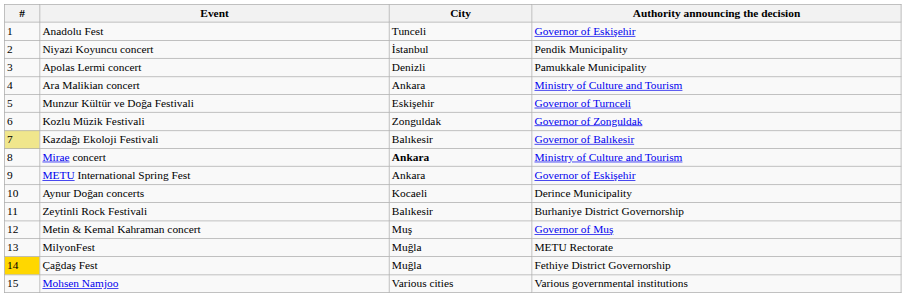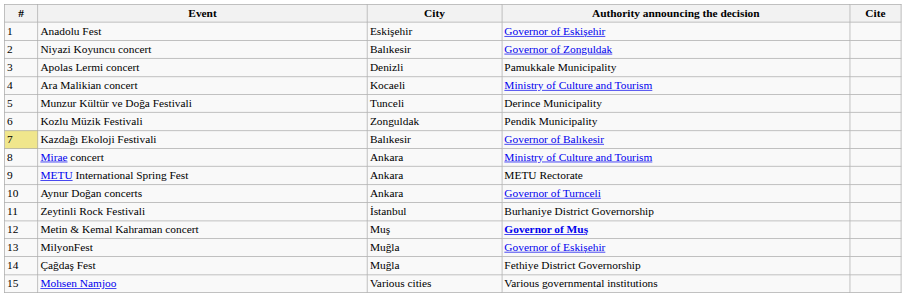+ column: (875, 13)
(409, 31) Tunceli -> (391, 31) Eskişehir
(410, 49) İstanbul -> (390, 49) Balıkesir
(581, 49) Pendik Municipality -> (558, 49) Governor of Zonguldak
(409, 85) Ankara -> (388, 85) Kocaeli
(413, 103) Eskişehir -> (387, 103) Tunceli
(583, 103) Governor of Turnceli -> (553, 103) Derince Municipality
(588, 121) Governor of Zonguldak -> (551, 121) Pendik Municipality
(410, 157) bold -> (387, 157) normal
(585, 175) Governor of Eskişehir -> (544, 175) METU Rectorate
(410, 193) Kocaeli -> (387, 193) Ankara
(583, 193) Derince Municipality -> (553, 193) Governor of Turnceli
(412, 211) Balıkesir -> (388, 211) İstanbul
(574, 229) normal -> (546, 229) bold
(574, 247) METU Rectorate -> (555, 247) Governor of Eskişehir
(13, 265) gold background -> (13, 265) no background
